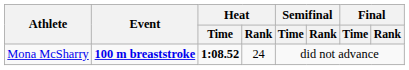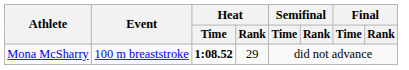(145, 54) bold -> (142, 54) normal
(259, 54) 24 -> (252, 54) 29
